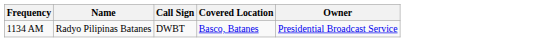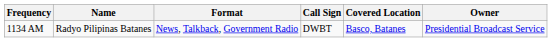+ column: (227, 12)
